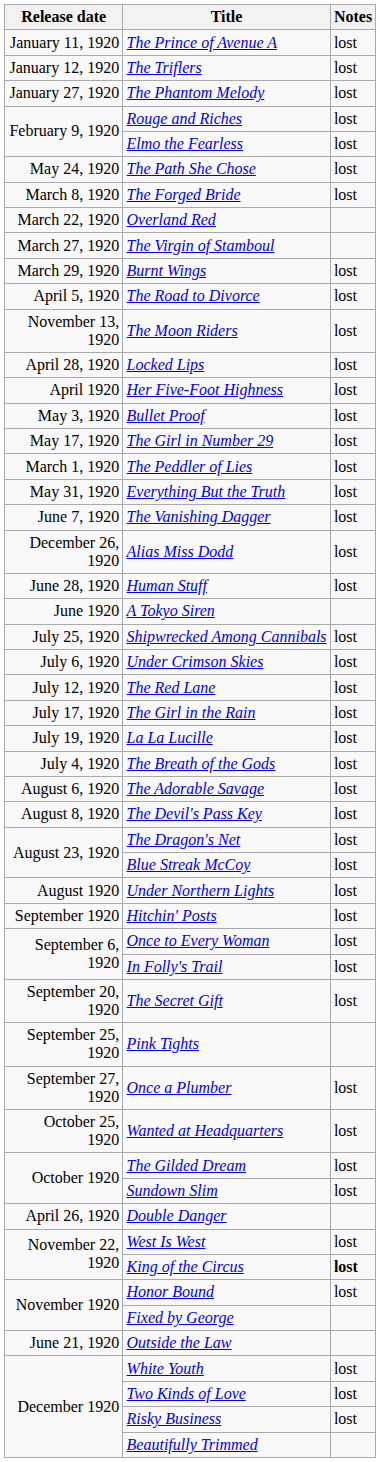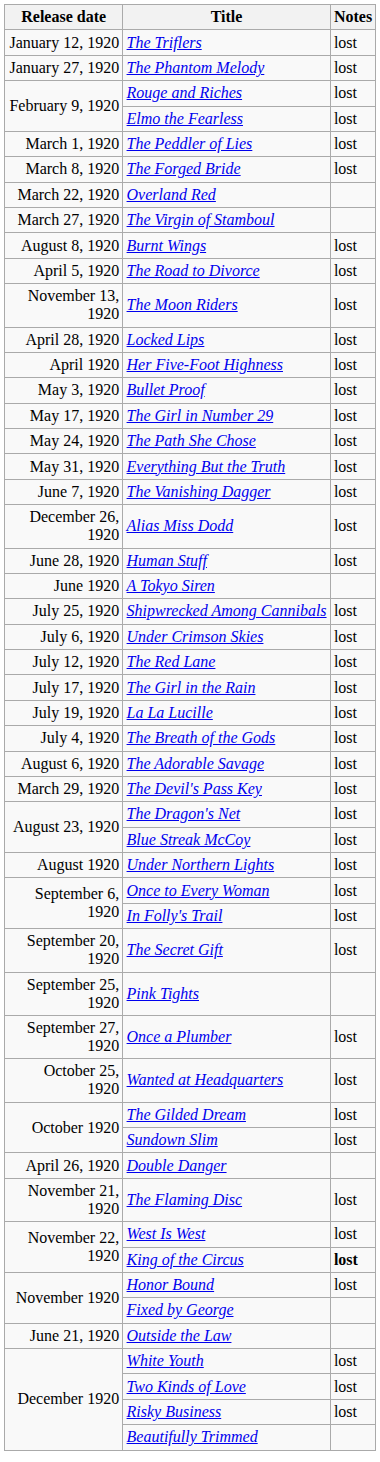- row: (202, 42)
rows swapped: (189, 466) <-> (191, 169)
(68, 270) March 29, 1920 -> (70, 245) August 8, 1920
(70, 814) August 8, 1920 -> (68, 789) March 29, 1920
- row: (172, 915)
+ row: (184, 1199)
